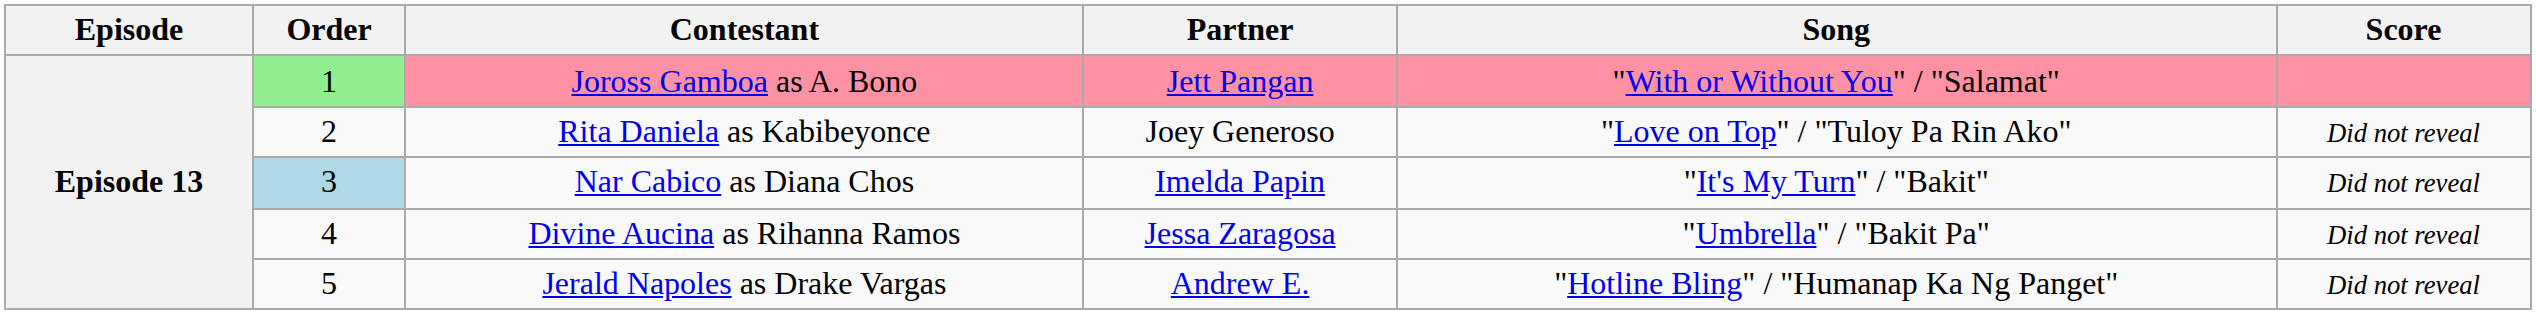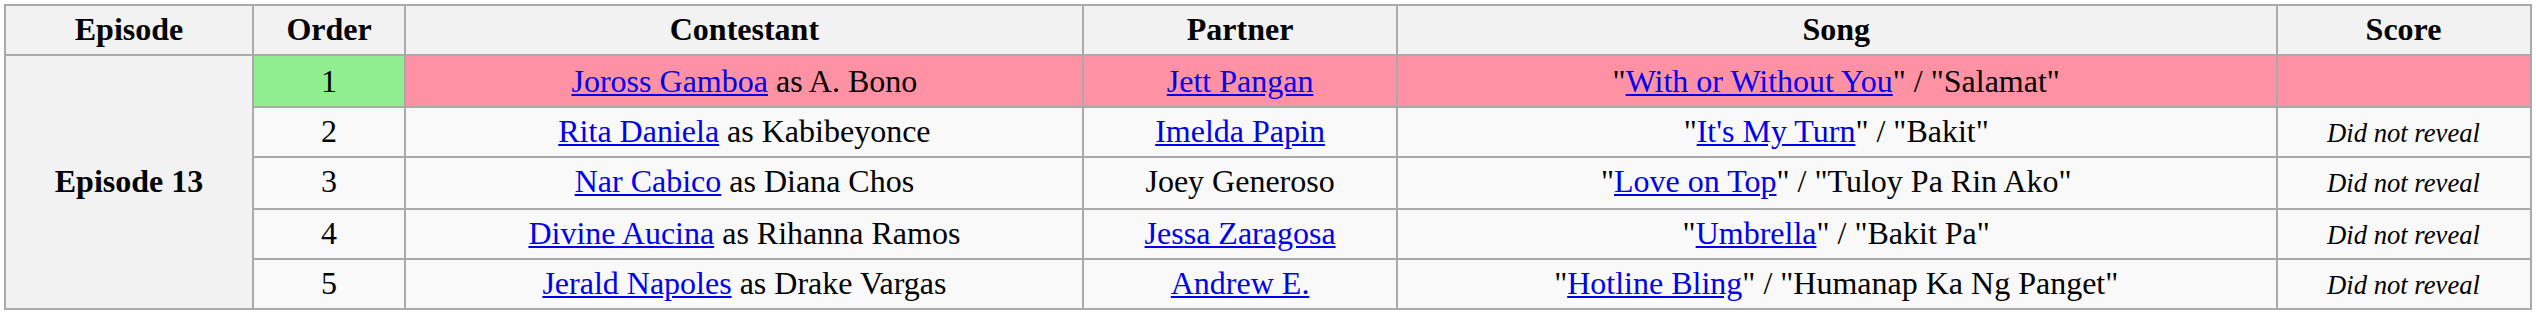(1240, 131) Joey Generoso -> (1240, 131) Imelda Papin
(1836, 131) "Love on Top" / "Tuloy Pa Rin Ako" -> (1836, 131) "It's My Turn" / "Bakit"
(329, 182) lightblue background -> (329, 182) no background
(1240, 182) Imelda Papin -> (1240, 182) Joey Generoso
(1836, 182) "It's My Turn" / "Bakit" -> (1836, 182) "Love on Top" / "Tuloy Pa Rin Ako"
